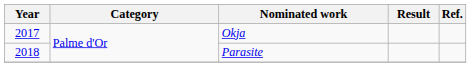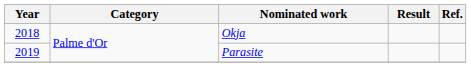(27, 33) 2017 -> (27, 33) 2018
(27, 52) 2018 -> (27, 52) 2019
